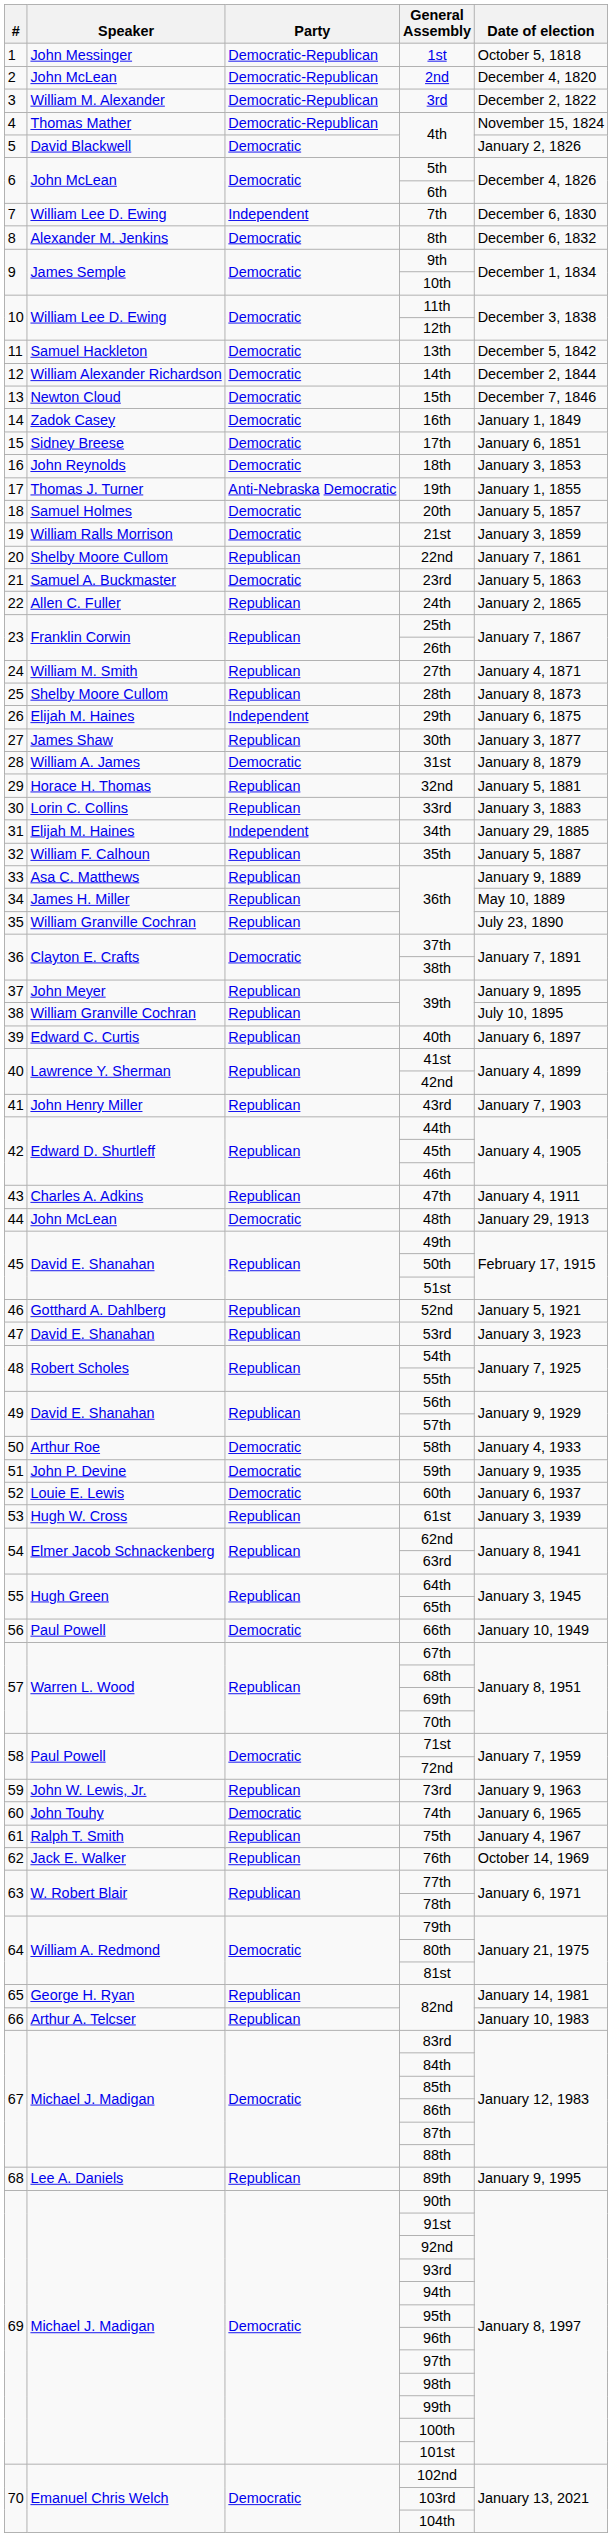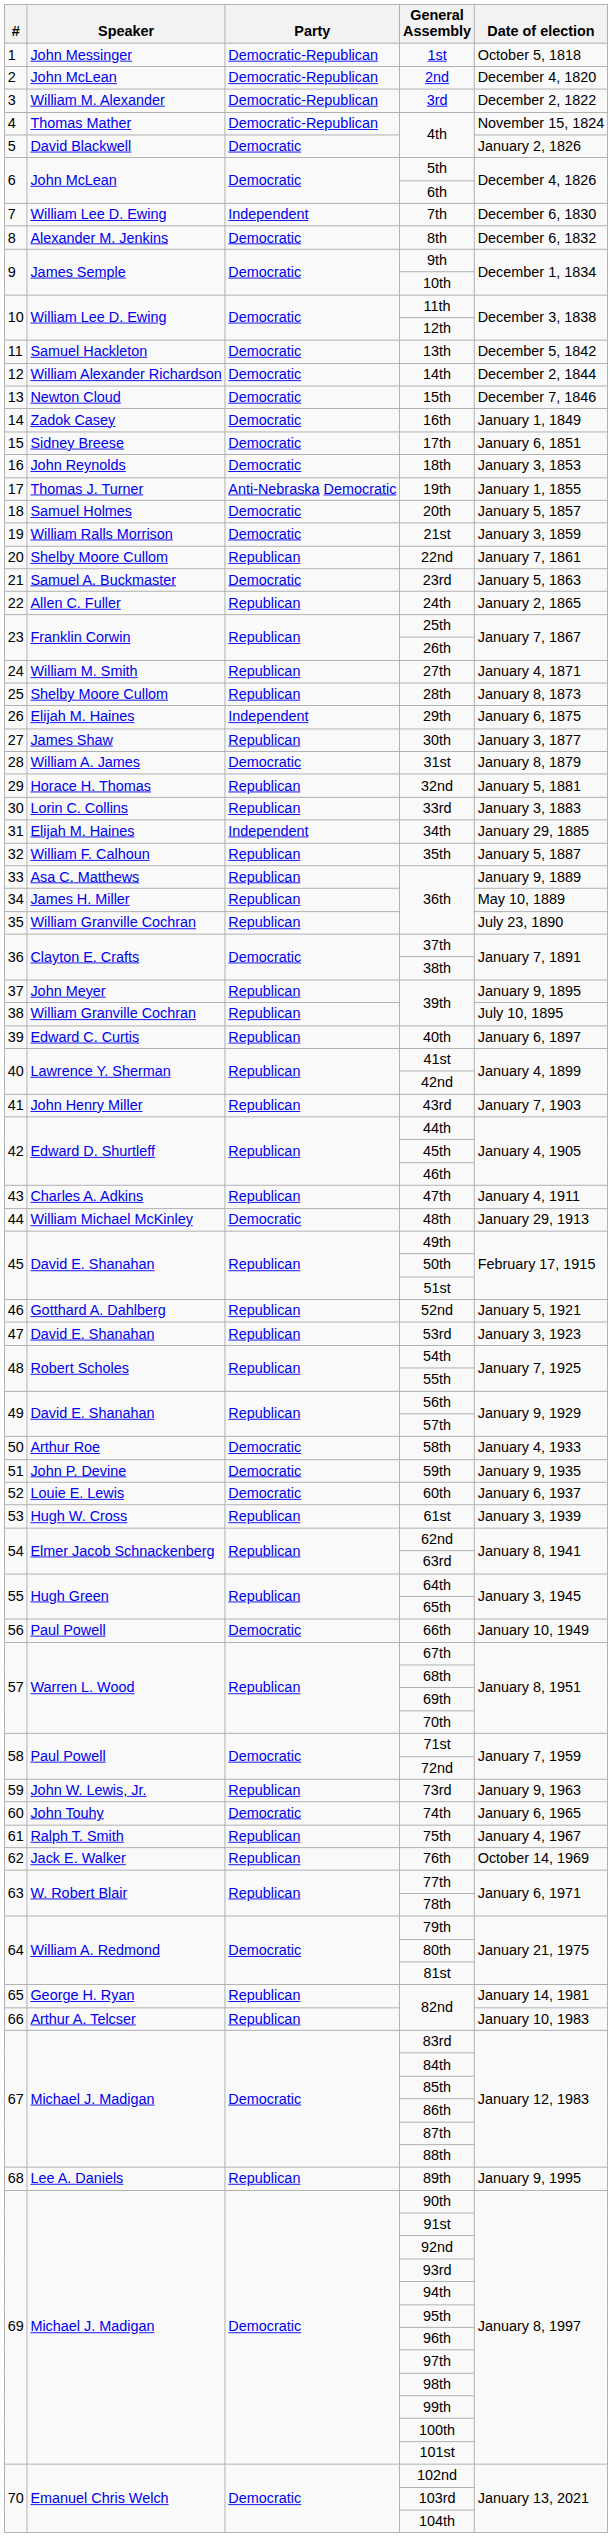(74, 1219) John McLean -> (112, 1219) William Michael McKinley
